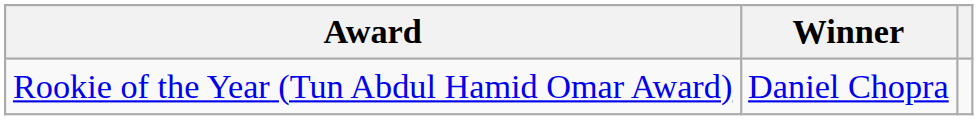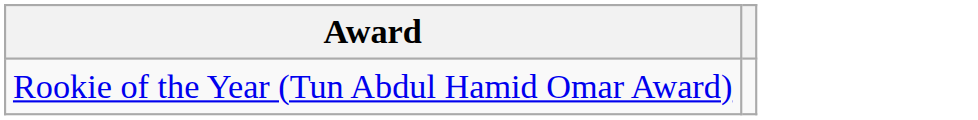- column: (848, 31)
